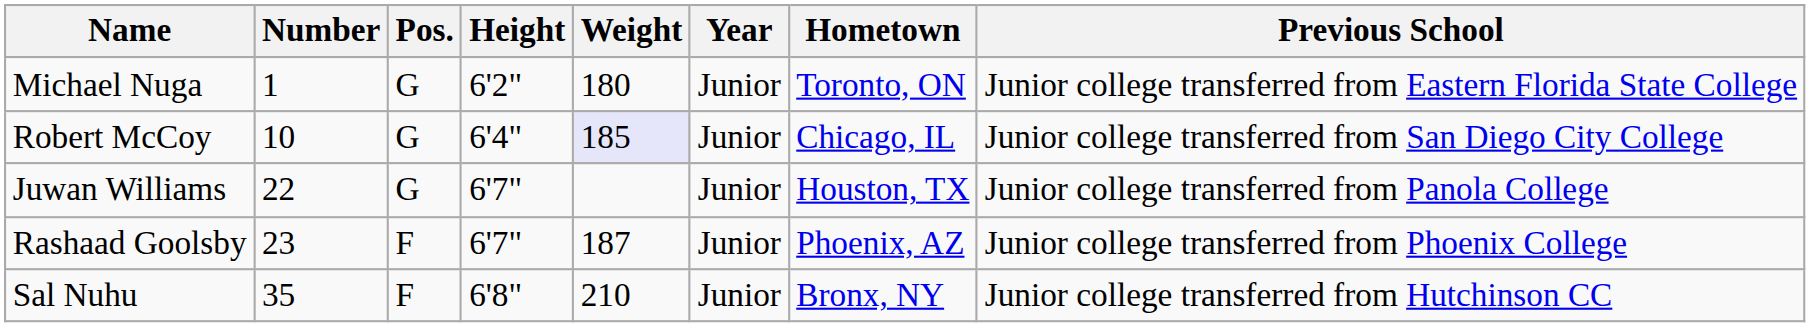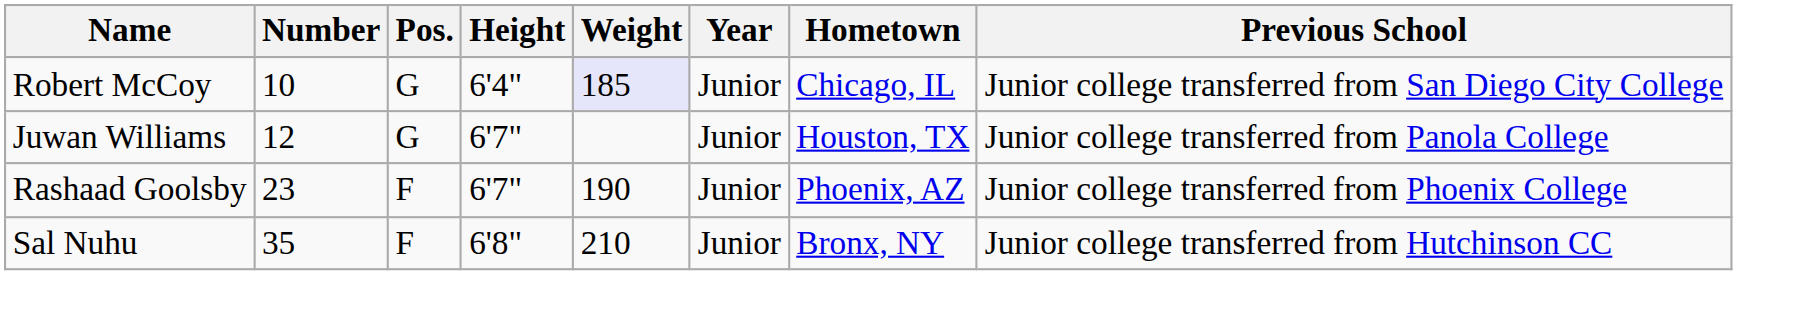- row: (107, 83)
(279, 189) 22 -> (279, 136) 12
(606, 242) 187 -> (606, 189) 190
